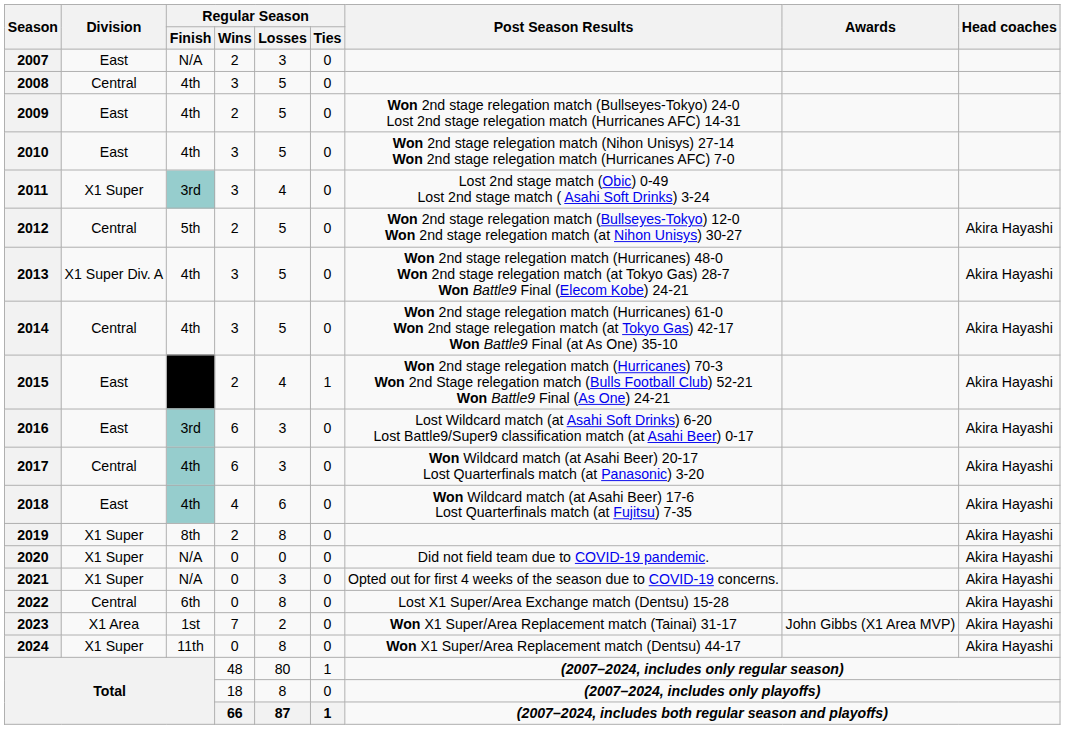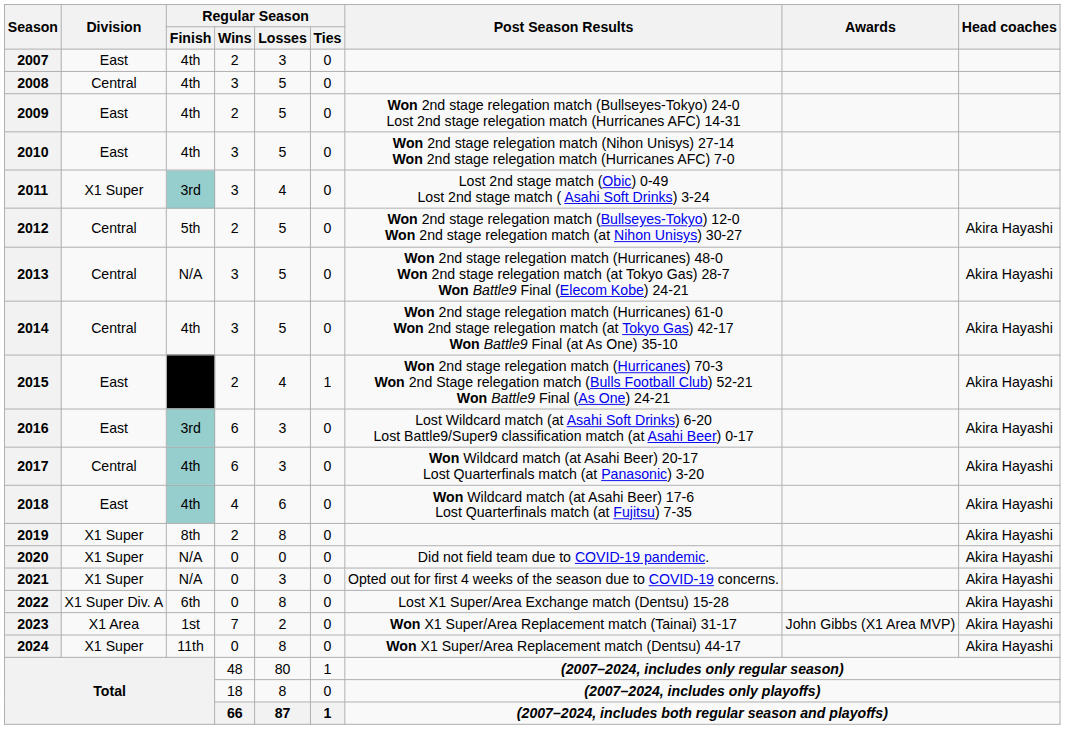(191, 61) N/A -> (191, 61) 4th
(114, 274) X1 Super Div. A -> (114, 274) Central
(191, 274) 4th -> (191, 274) N/A
(114, 602) Central -> (114, 602) X1 Super Div. A
